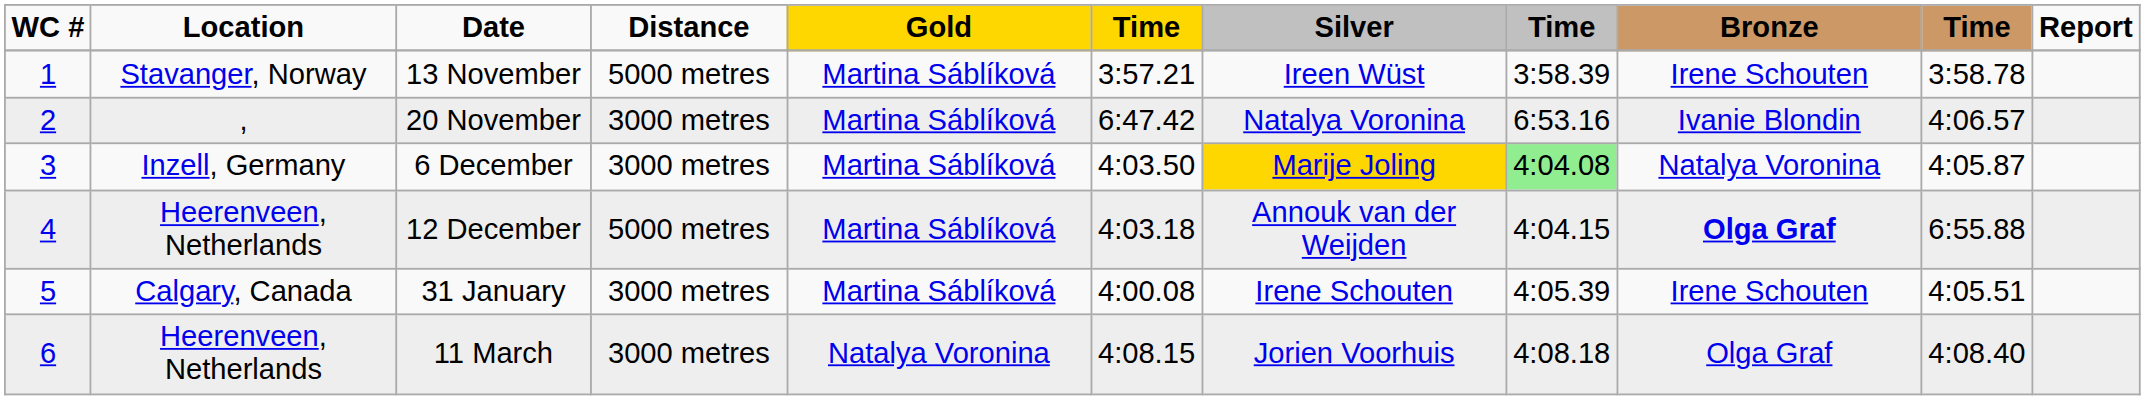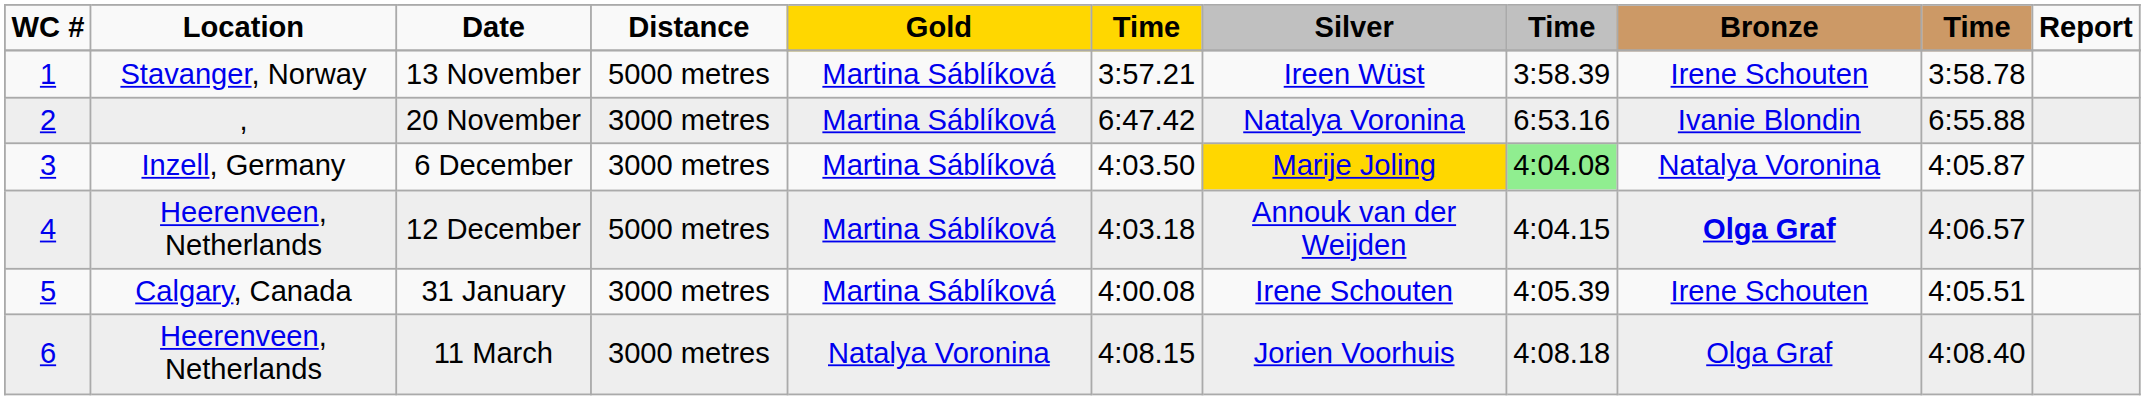(1977, 119) 4:06.57 -> (1977, 119) 6:55.88
(1977, 228) 6:55.88 -> (1977, 228) 4:06.57
